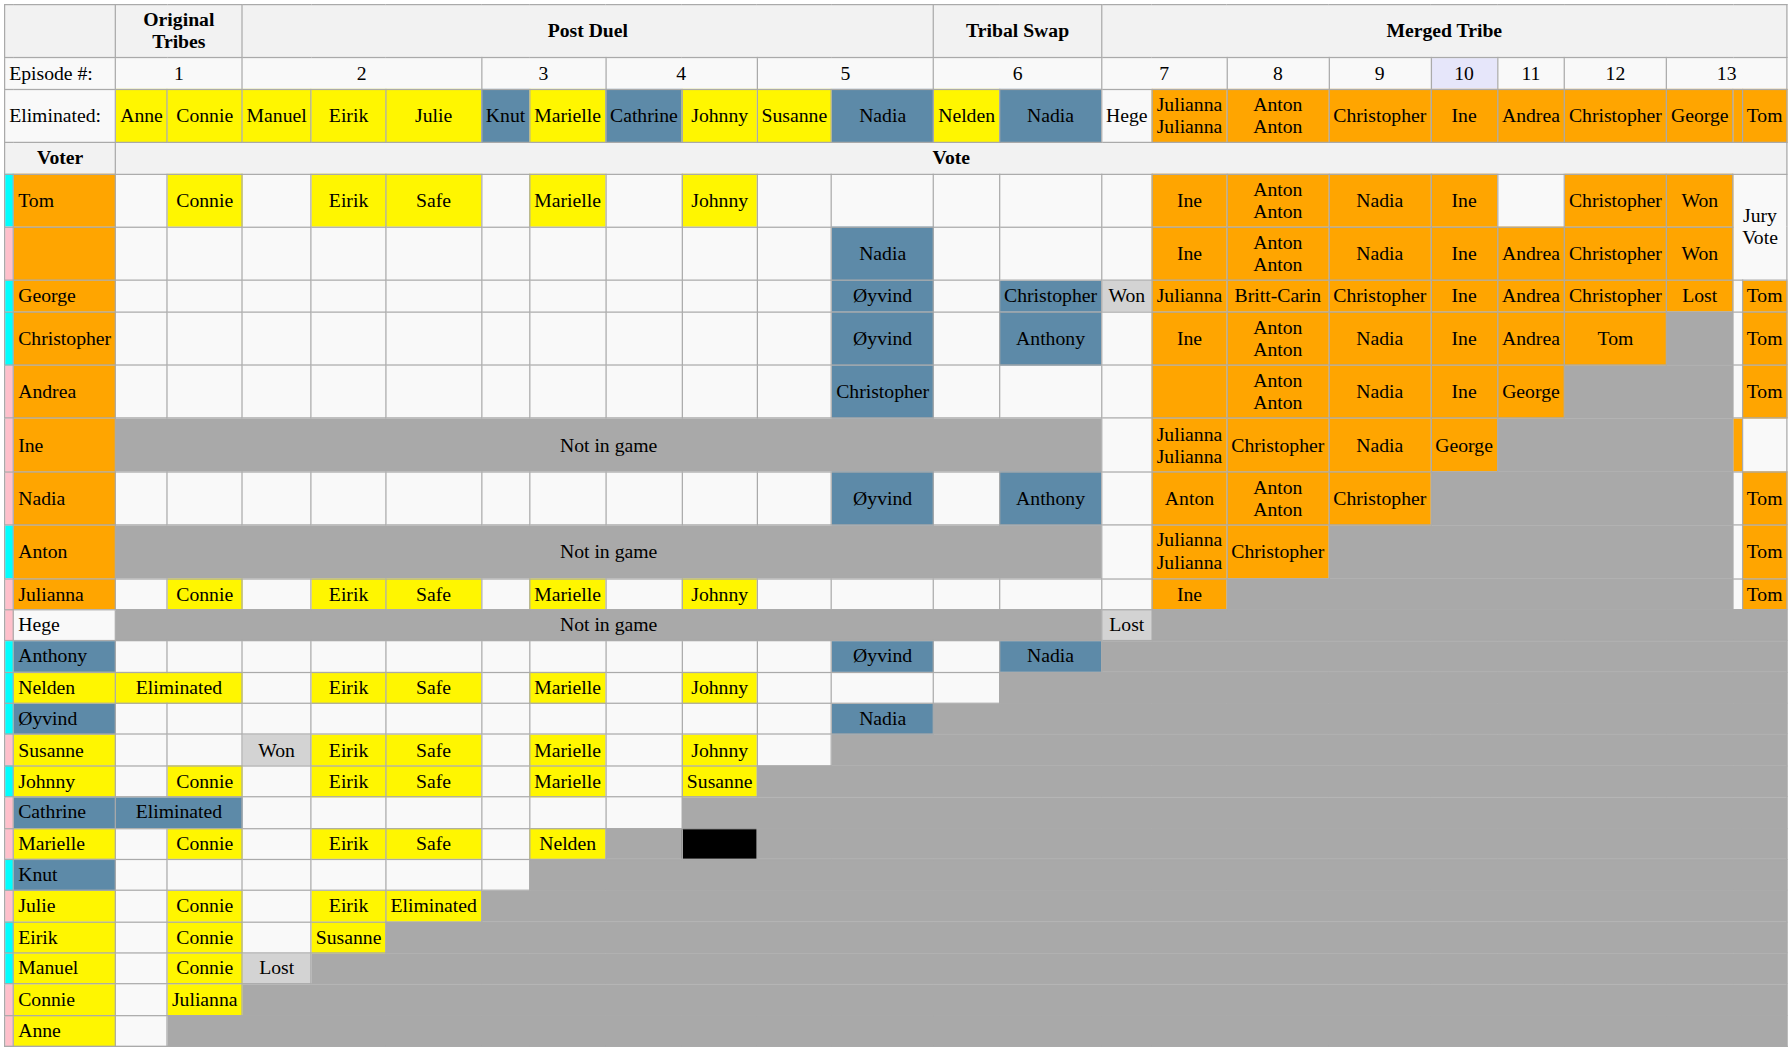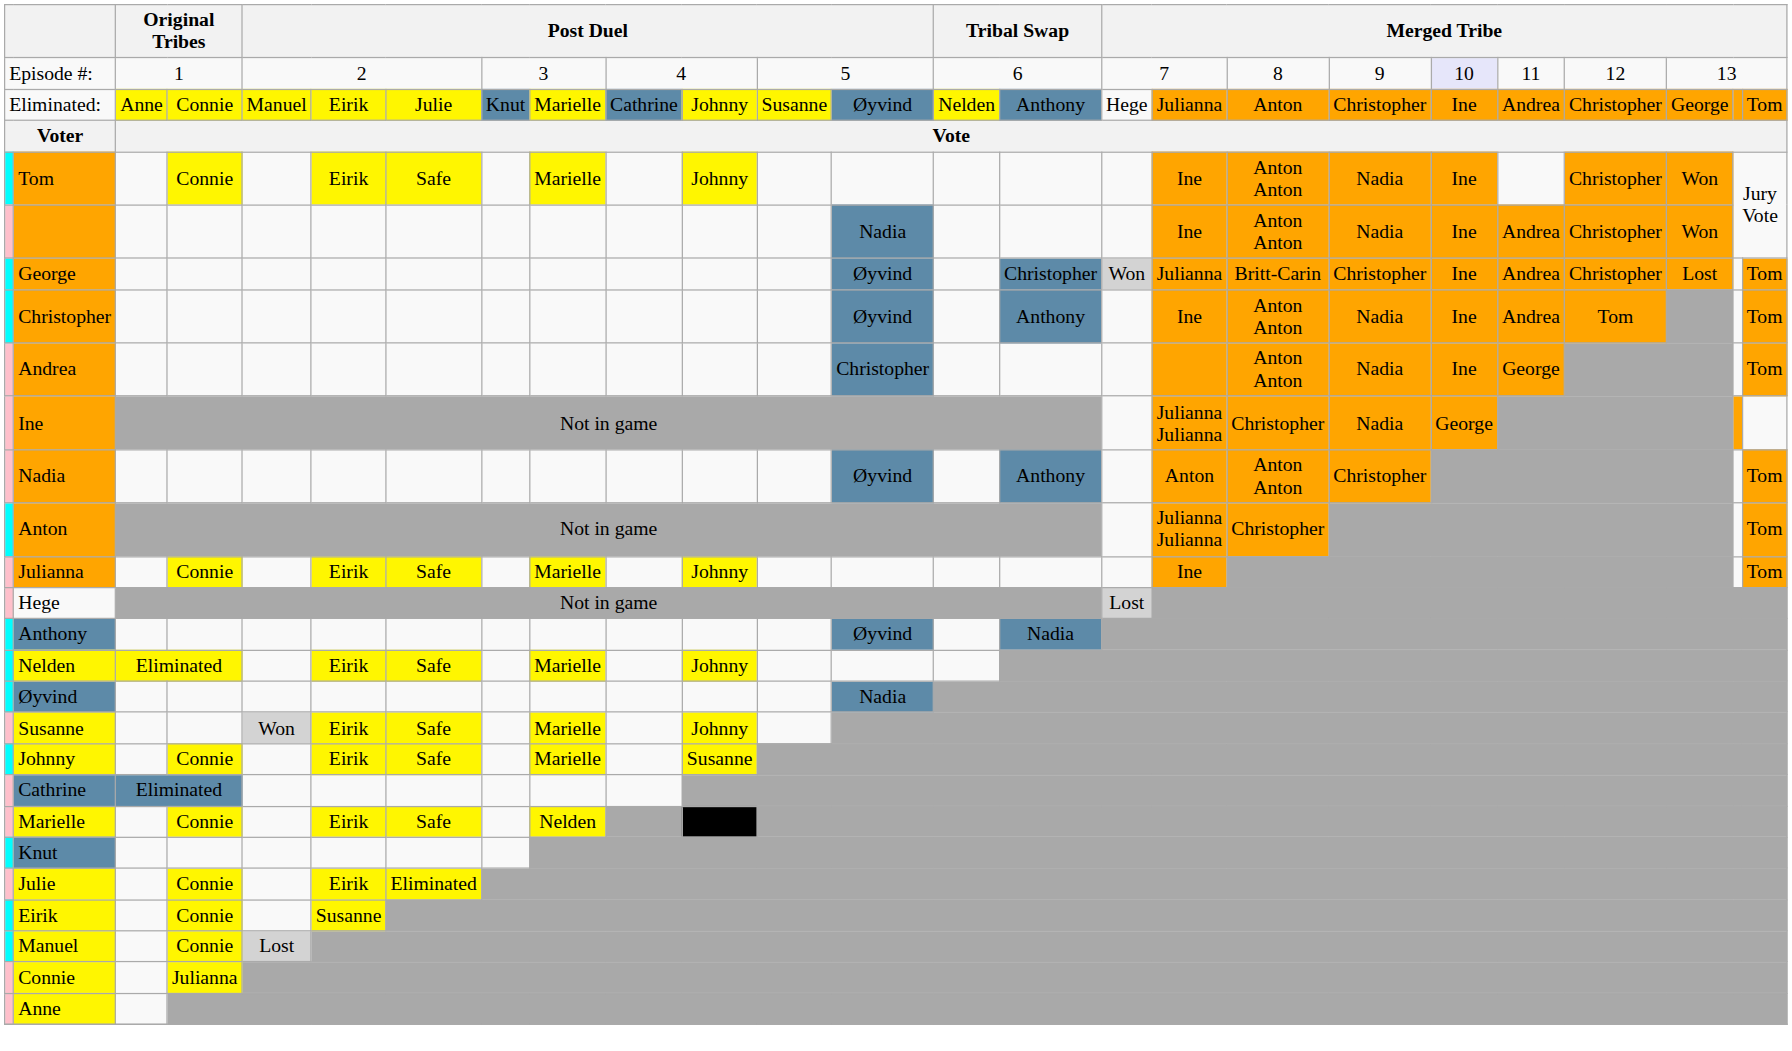(883, 115) Nadia -> (883, 104) Øyvind
(1051, 115) Nadia -> (1051, 104) Anthony
(1189, 115) Julianna Julianna -> (1189, 104) Julianna
(1278, 115) Anton Anton -> (1278, 104) Anton
